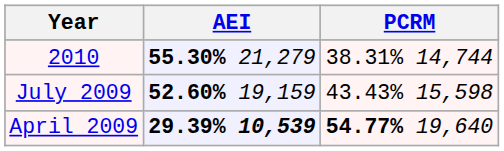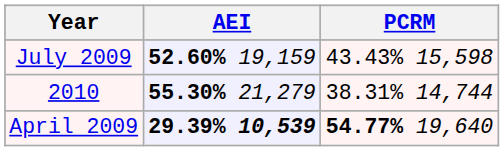rows swapped: (74, 58) <-> (74, 93)
